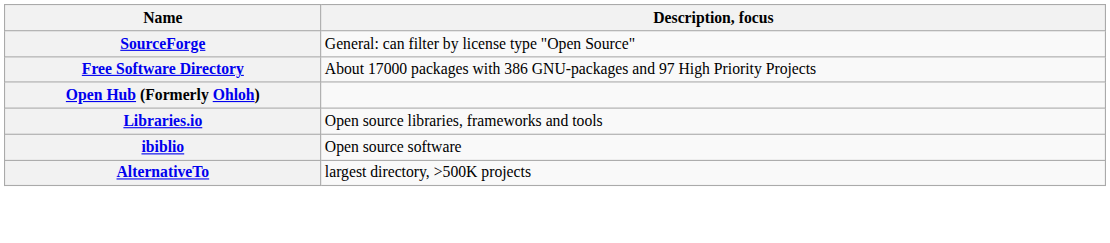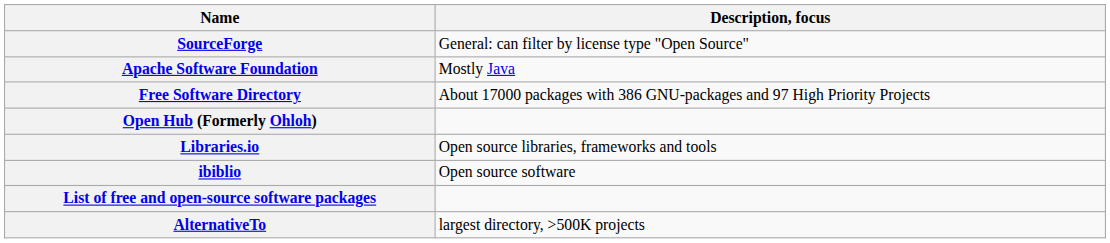+ row: (220, 69)
+ row: (220, 199)
